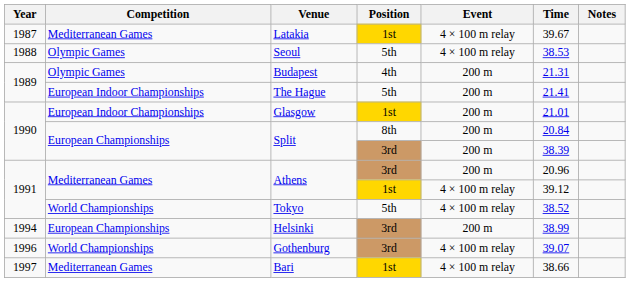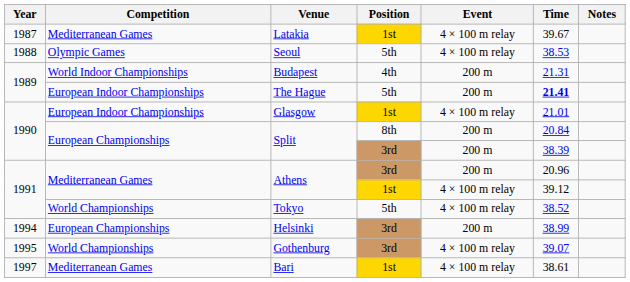(86, 73) Olympic Games -> (118, 73) World Indoor Championships
(556, 92) normal -> (556, 92) bold
(477, 112) 200 m -> (477, 112) 4 × 100 m relay
(25, 248) 1996 -> (25, 248) 1995
(556, 267) 38.66 -> (556, 267) 38.61
